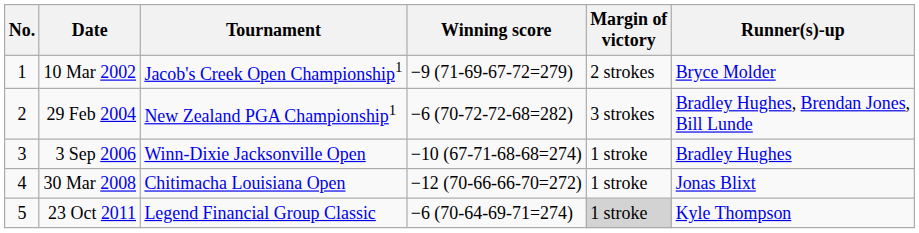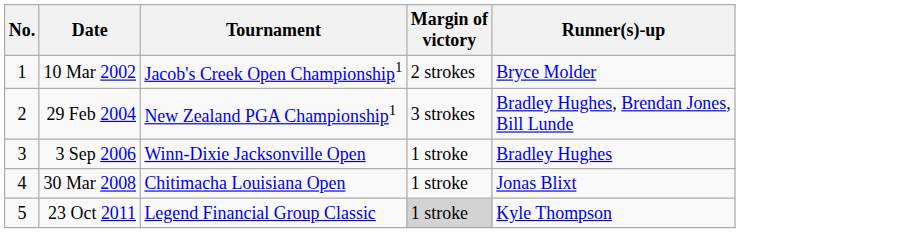- column: (496, 30)
